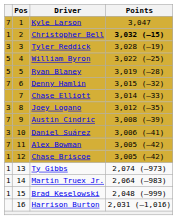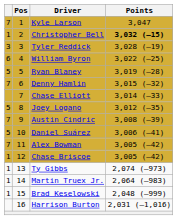(8, 59) 5 -> (8, 59) 6
(8, 108) 3 -> (8, 108) 5
(8, 132) 3 -> (8, 132) 5
